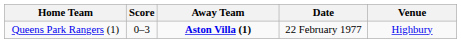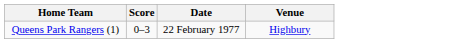- column: (218, 13)
